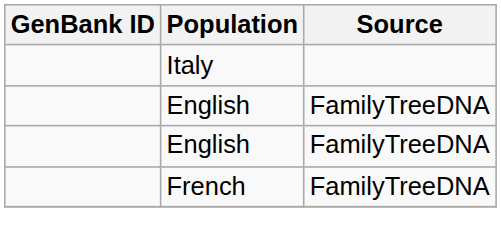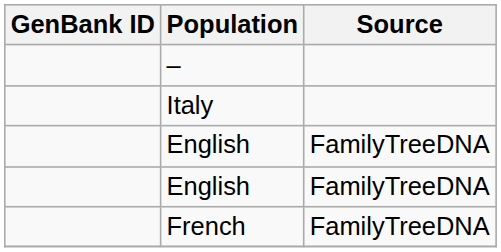+ row: (174, 65)
